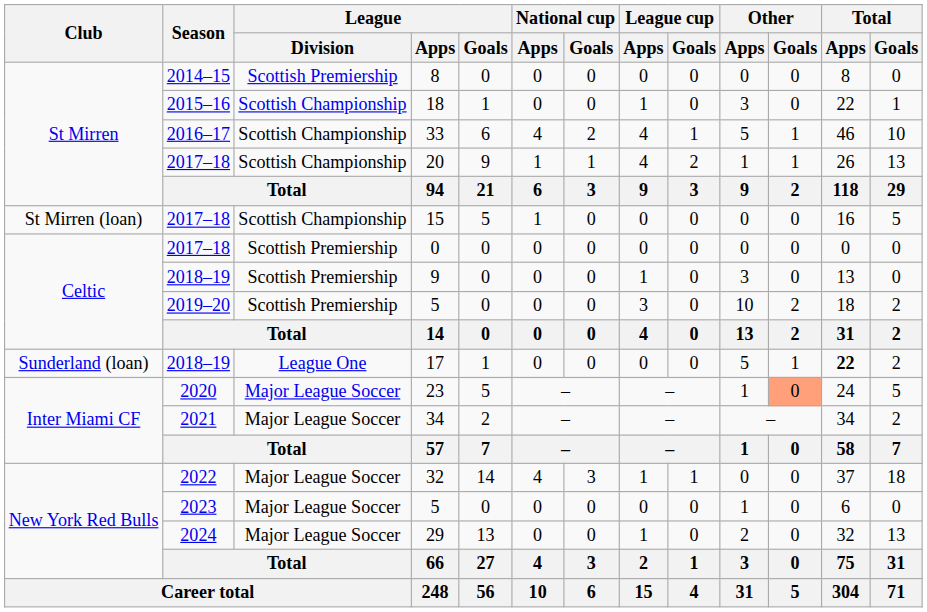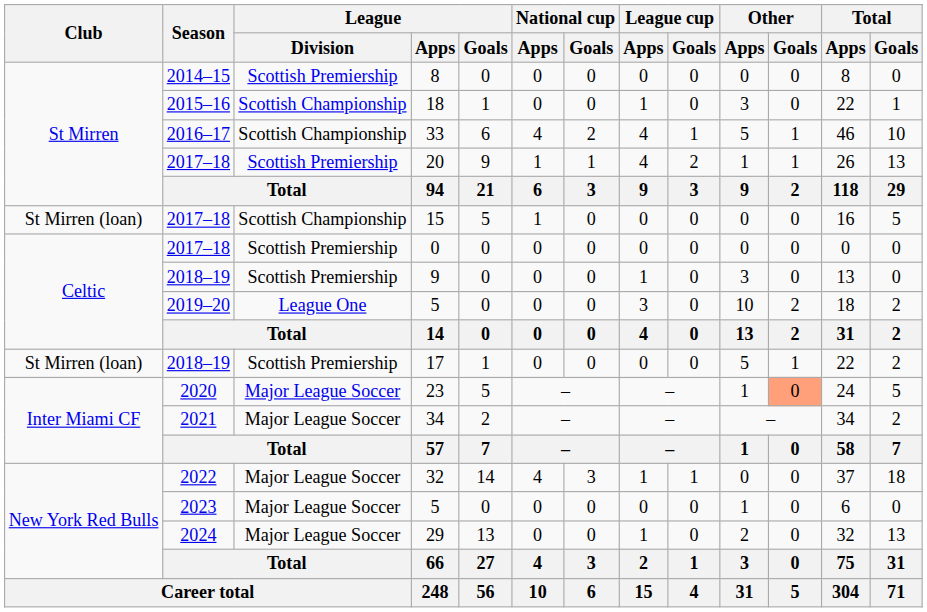(323, 162) Scottish Championship -> (322, 162) Scottish Premiership
(322, 305) Scottish Premiership -> (322, 305) League One
(84, 362) Sunderland (loan) -> (84, 362) St Mirren (loan)
(322, 362) League One -> (322, 362) Scottish Premiership
(846, 362) bold -> (846, 362) normal
